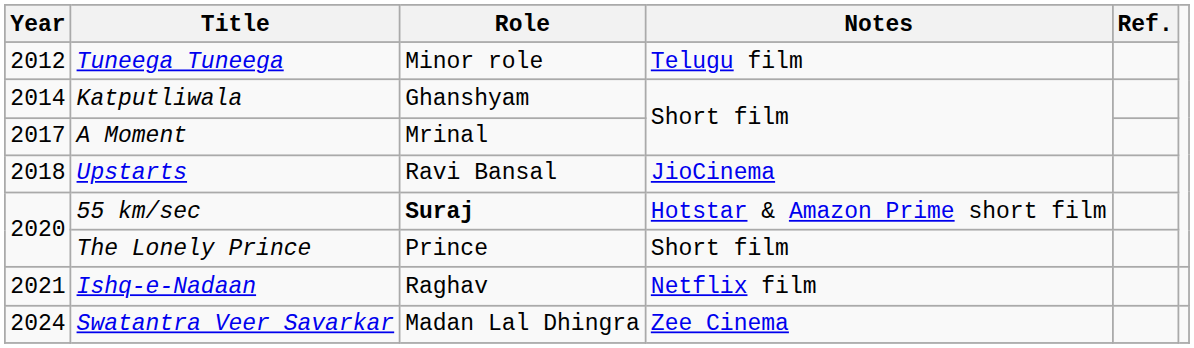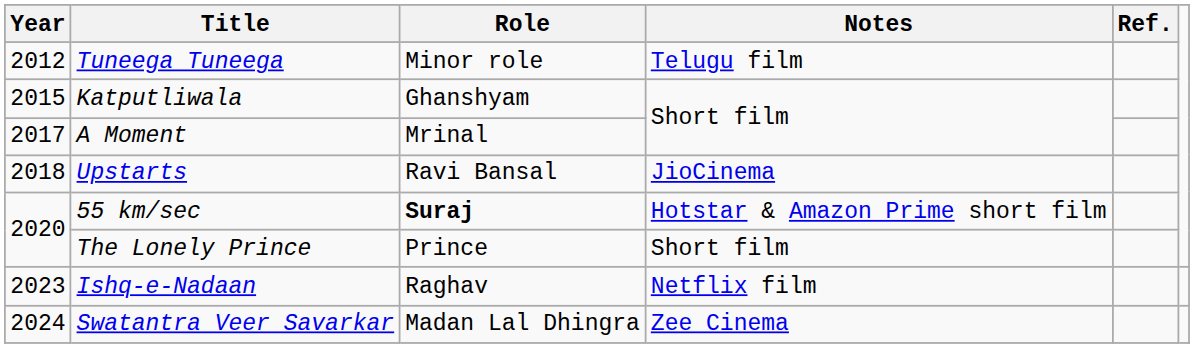(38, 99) 2014 -> (38, 99) 2015
(38, 286) 2021 -> (38, 286) 2023
